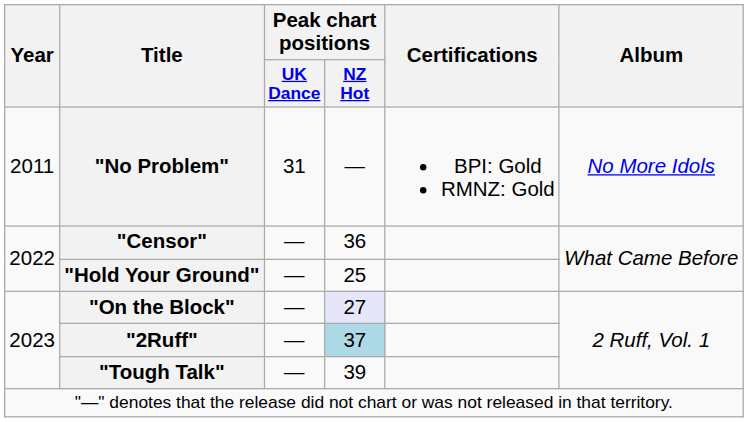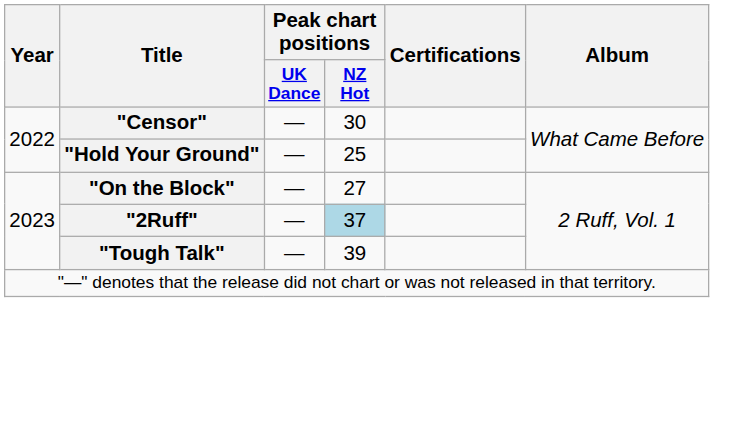- row: (162, 166)
(355, 242) 36 -> (355, 122) 30
(355, 307) lavender background -> (355, 187) no background
